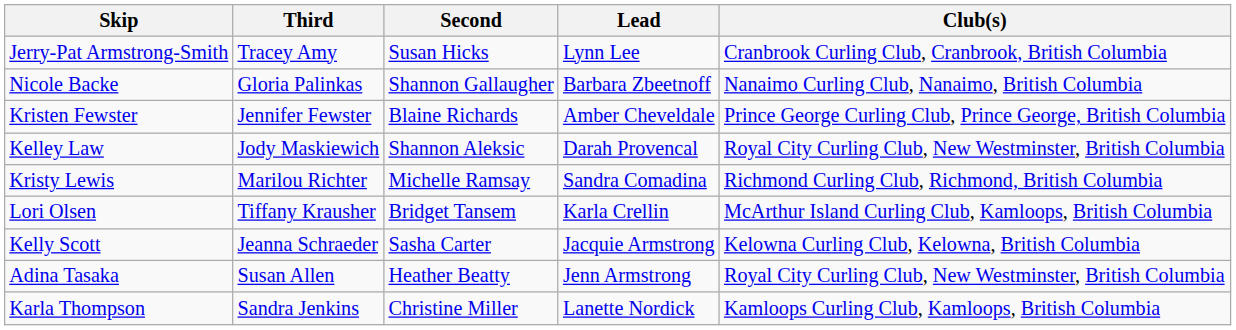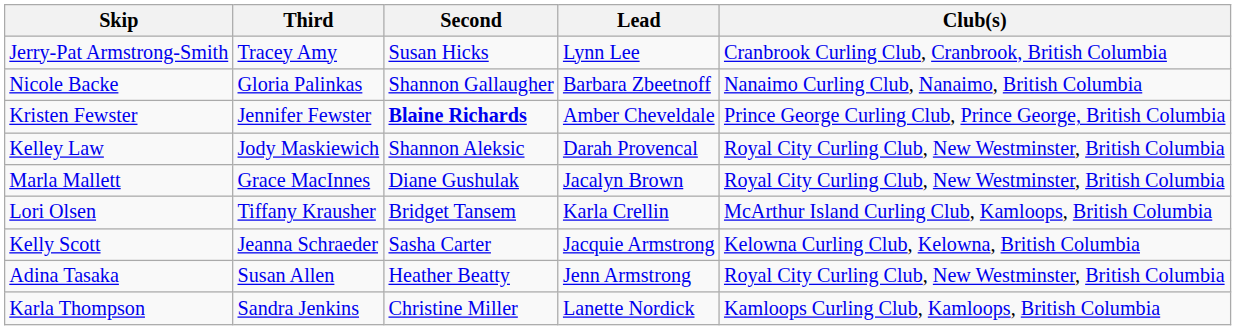(453, 116) normal -> (458, 116) bold
- row: (62, 180)
+ row: (65, 180)
